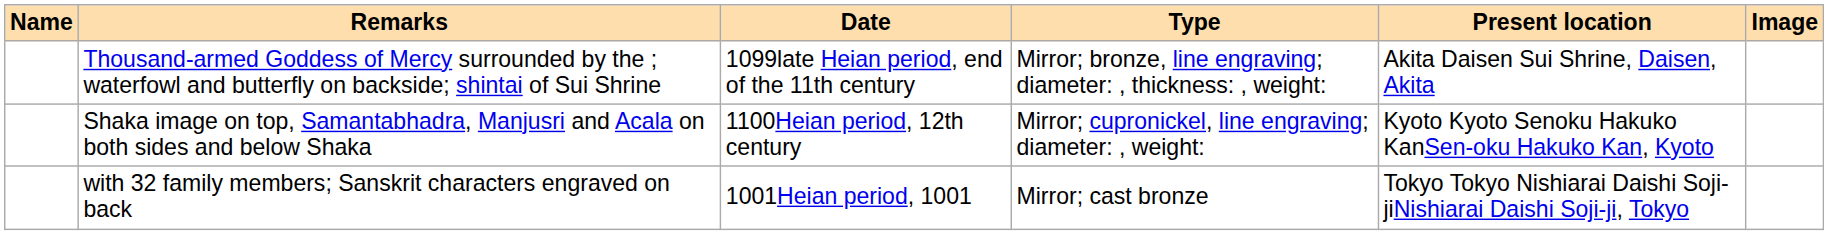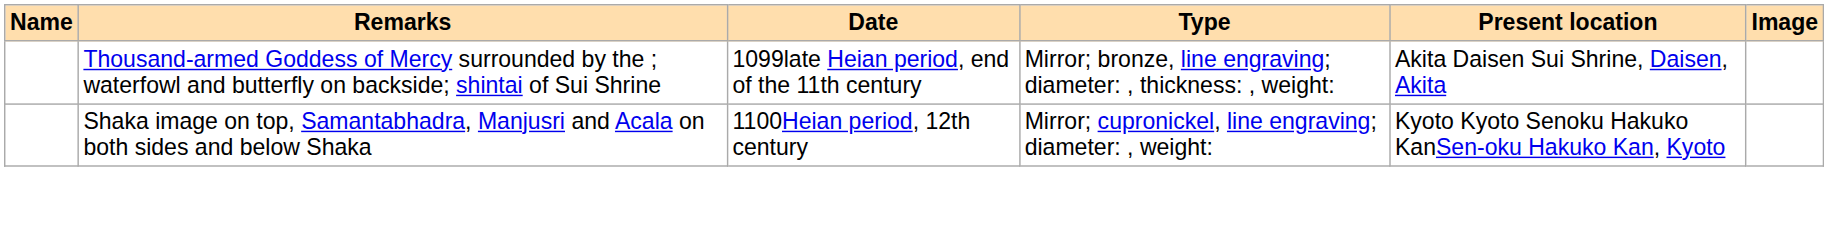- row: (377, 197)
